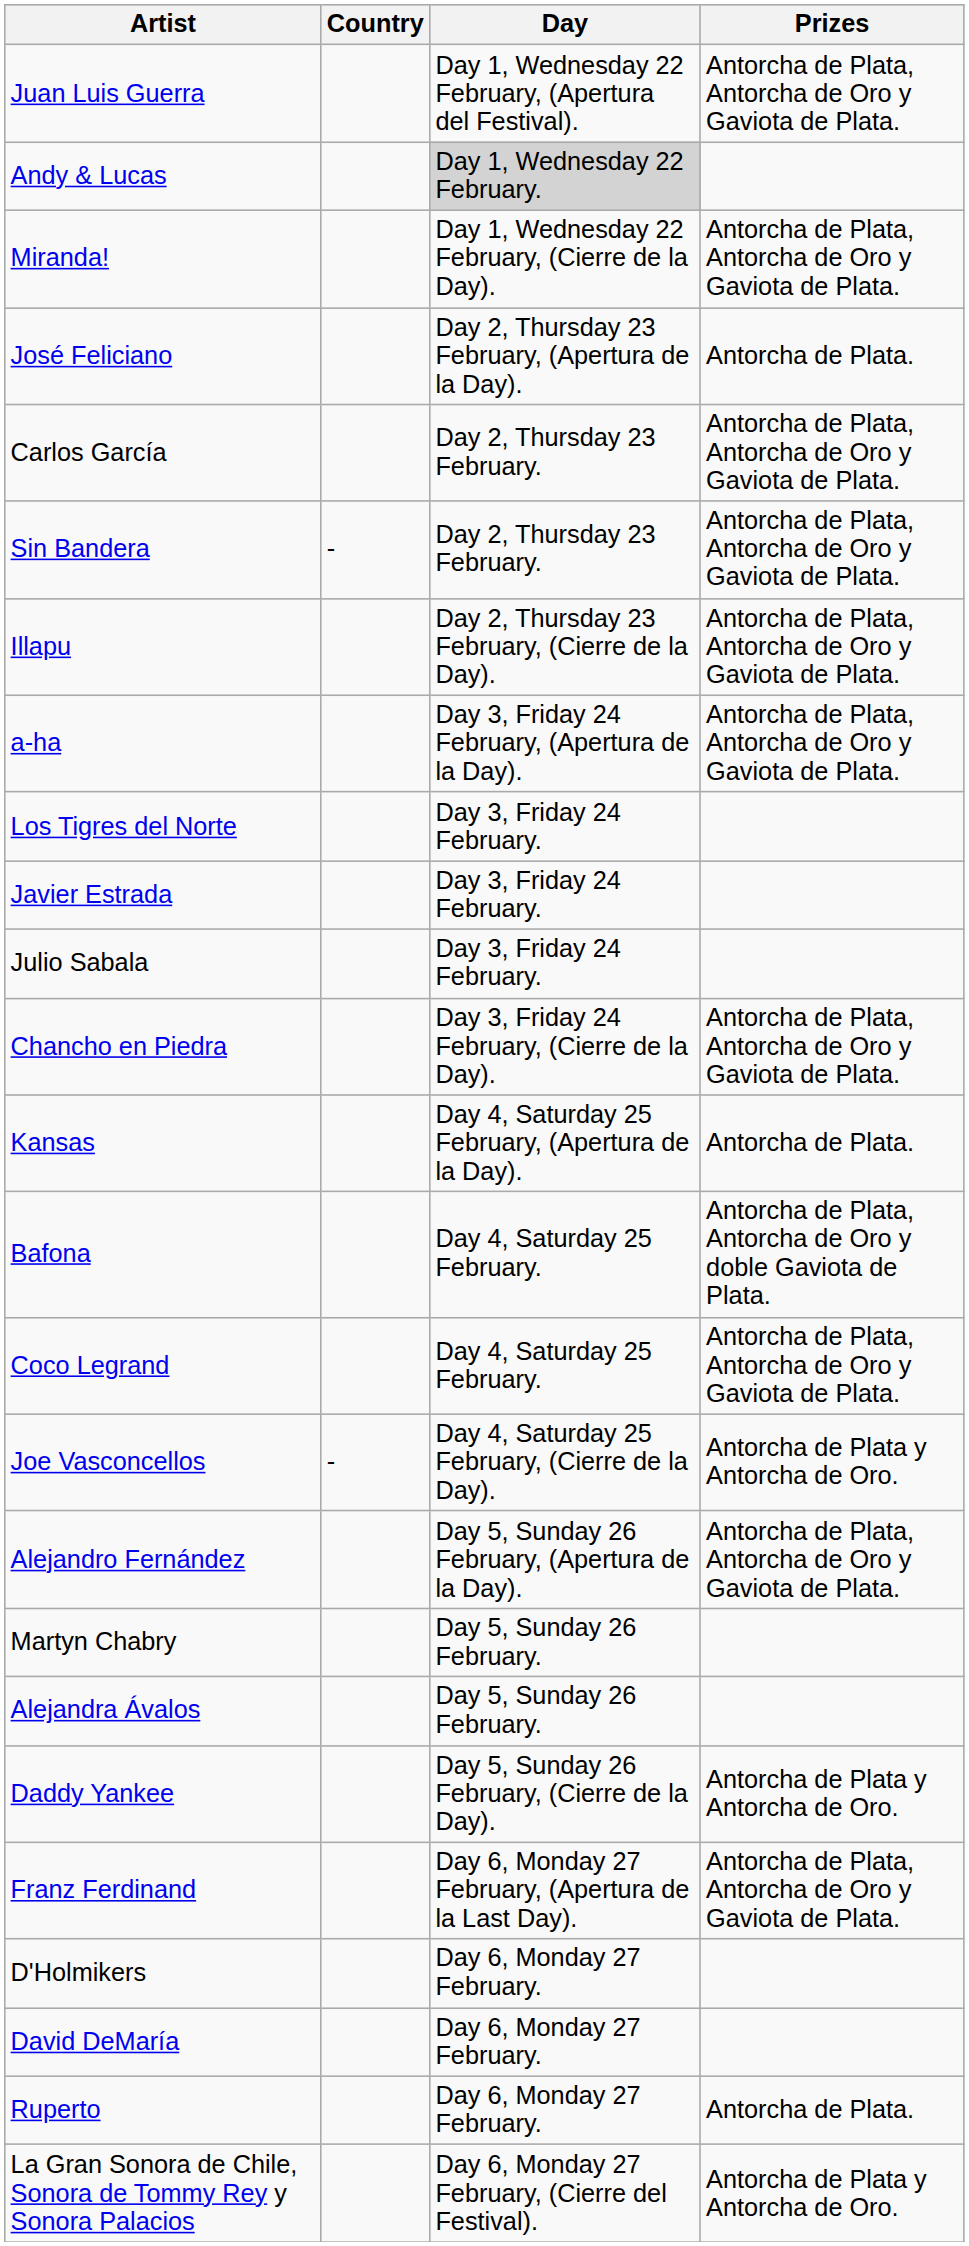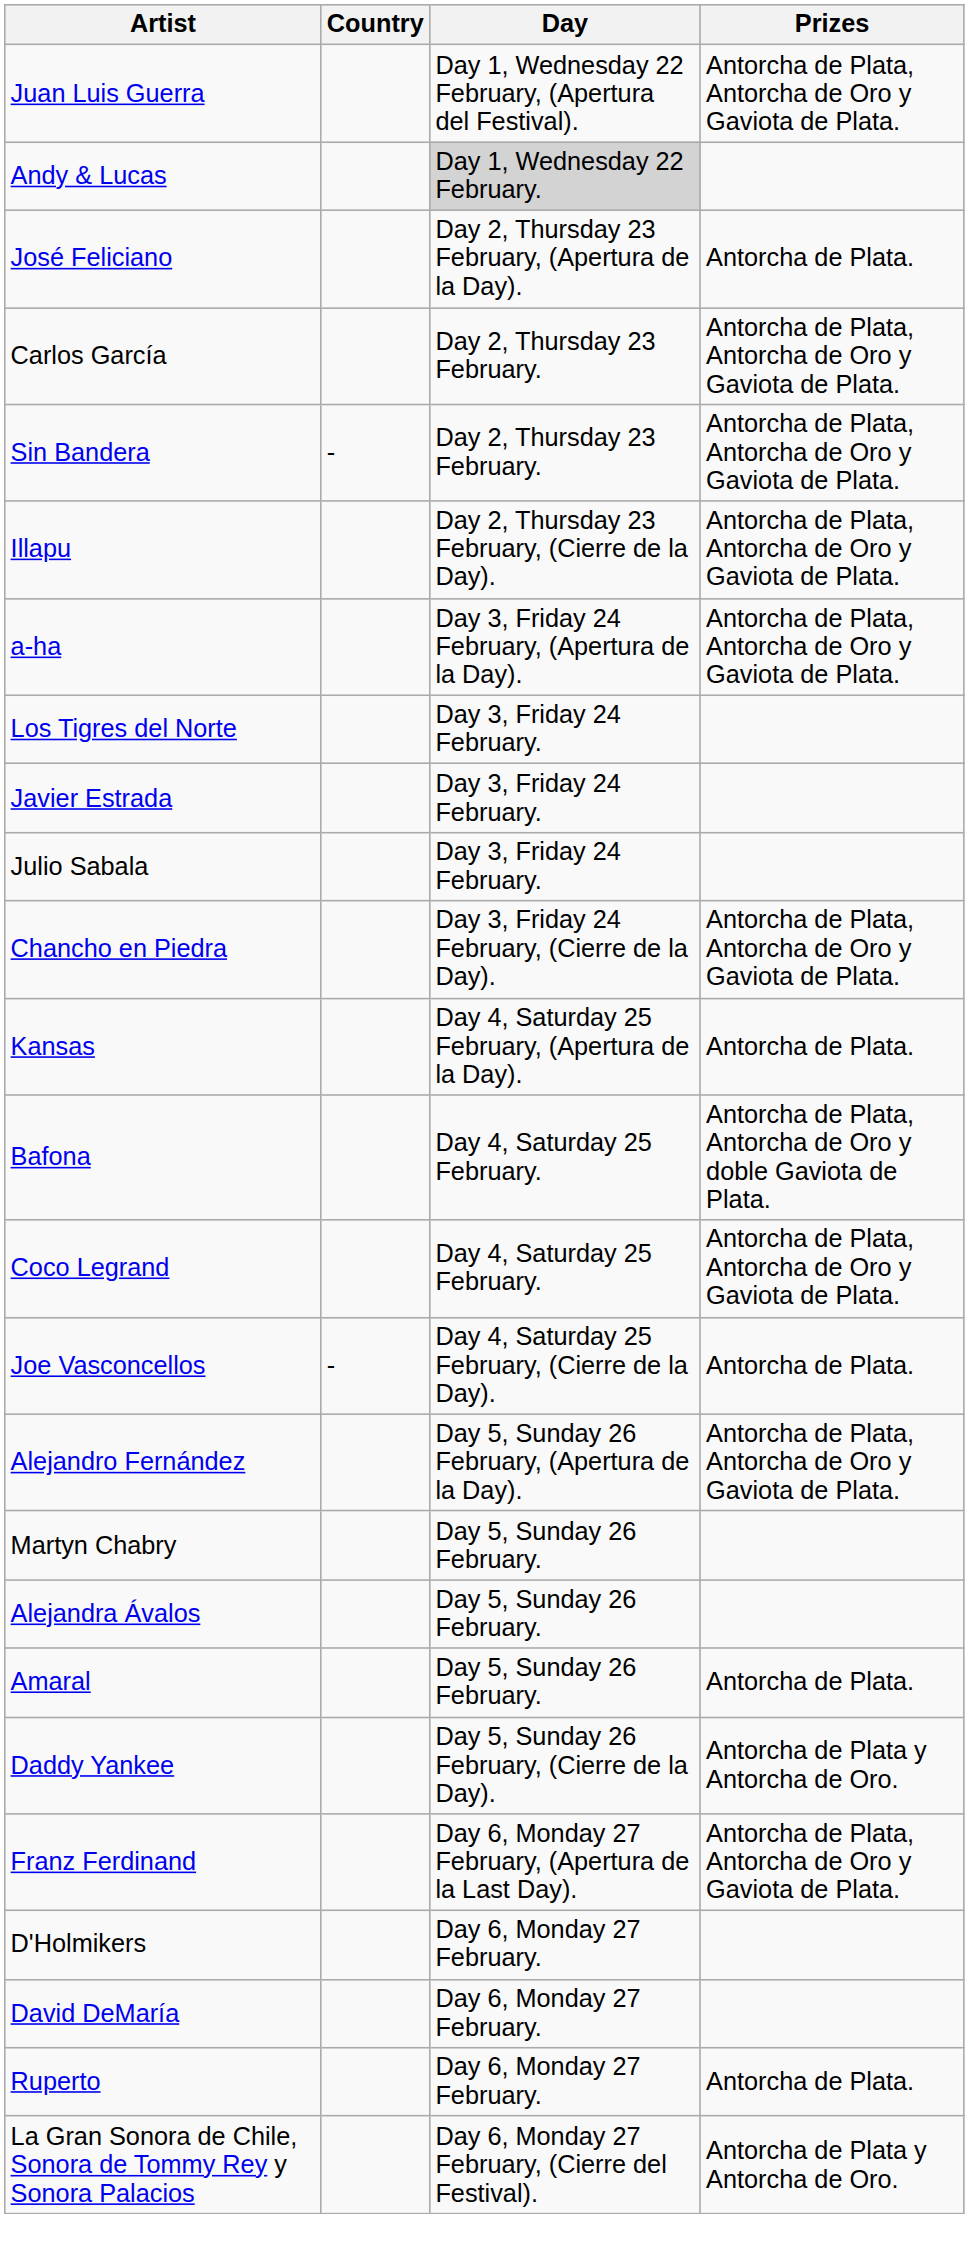- row: (60, 258)
(816, 1462) Antorcha de Plata y Antorcha de Oro. -> (810, 1365) Antorcha de Plata.
+ row: (51, 1682)
